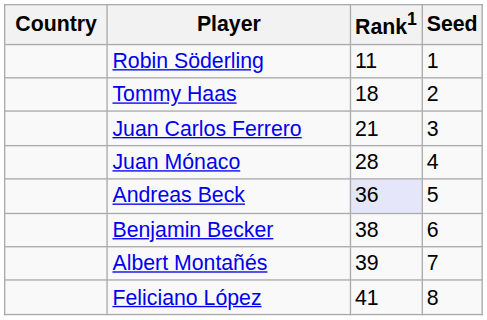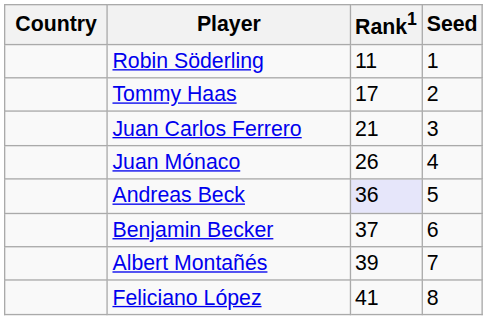(367, 94) 18 -> (367, 94) 17
(367, 162) 28 -> (367, 162) 26
(367, 229) 38 -> (367, 229) 37
